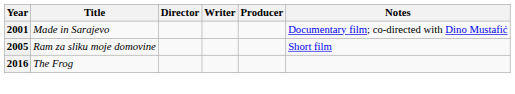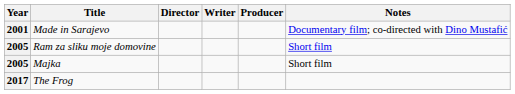+ row: (47, 64)
(18, 64) 2016 -> (18, 81) 2017
